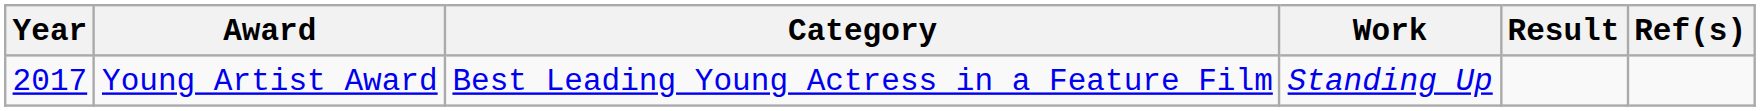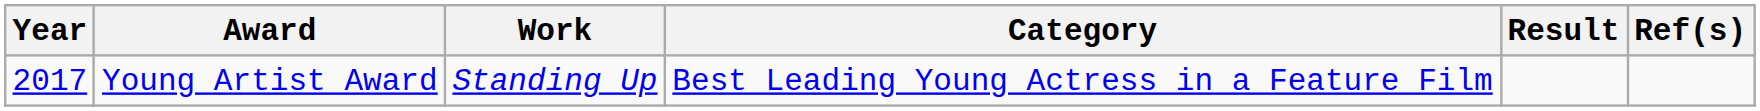columns swapped: (863, 31) <-> (1390, 31)
